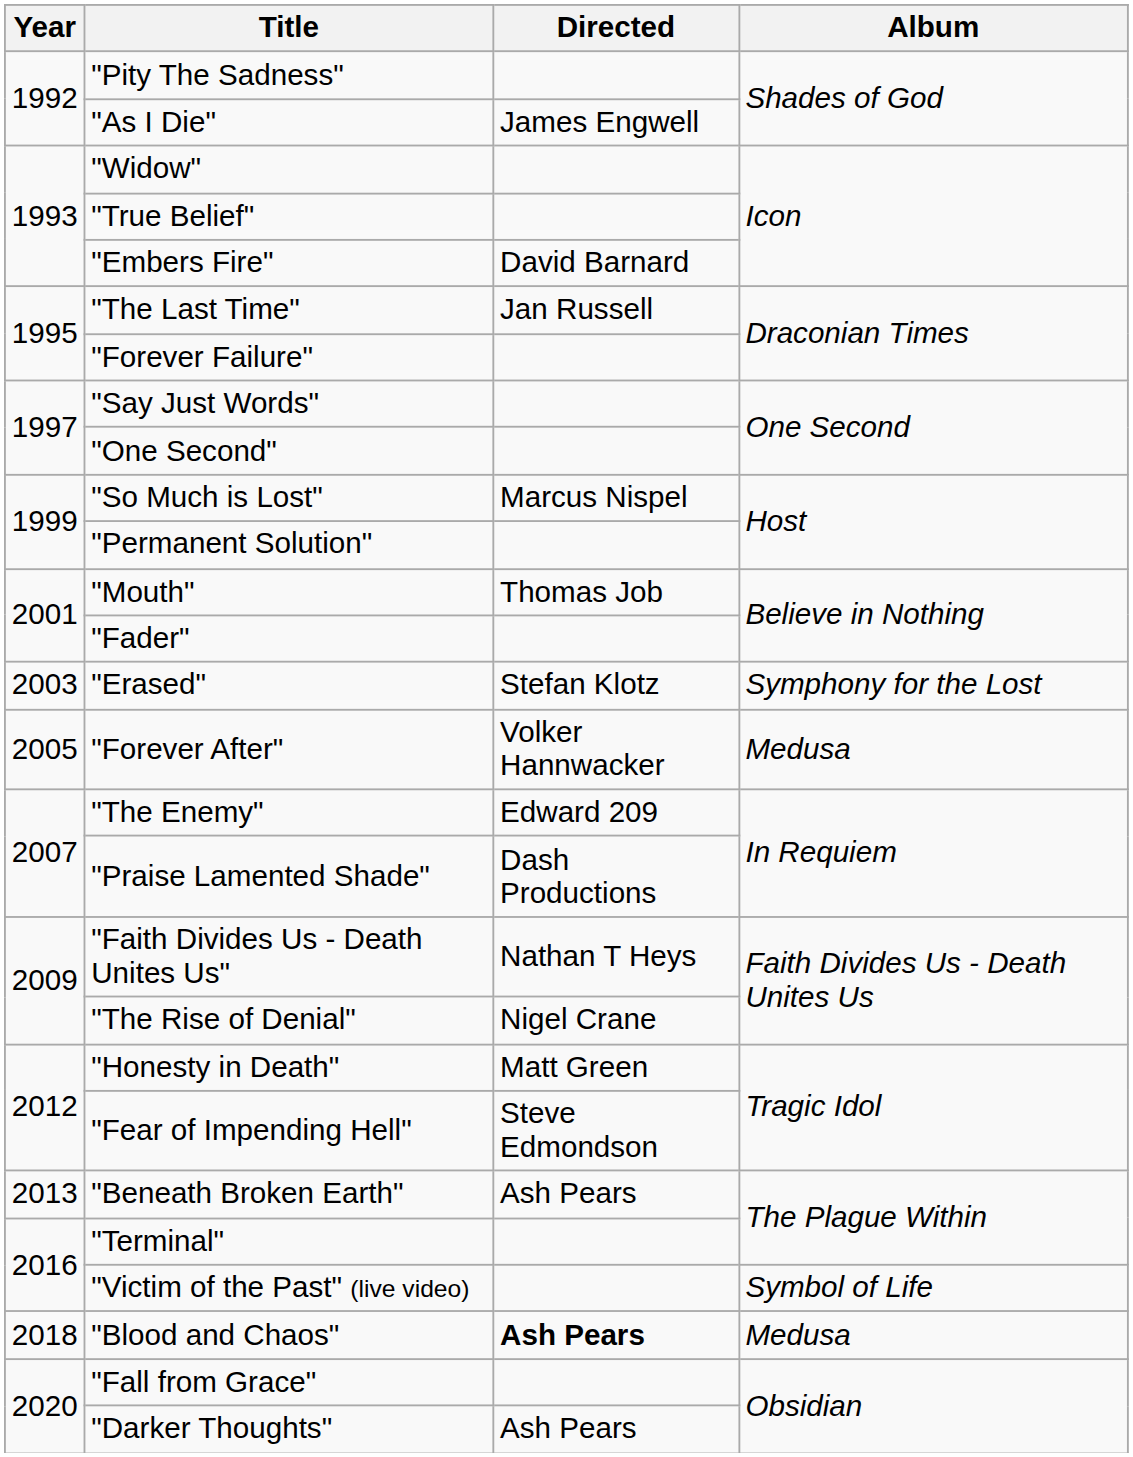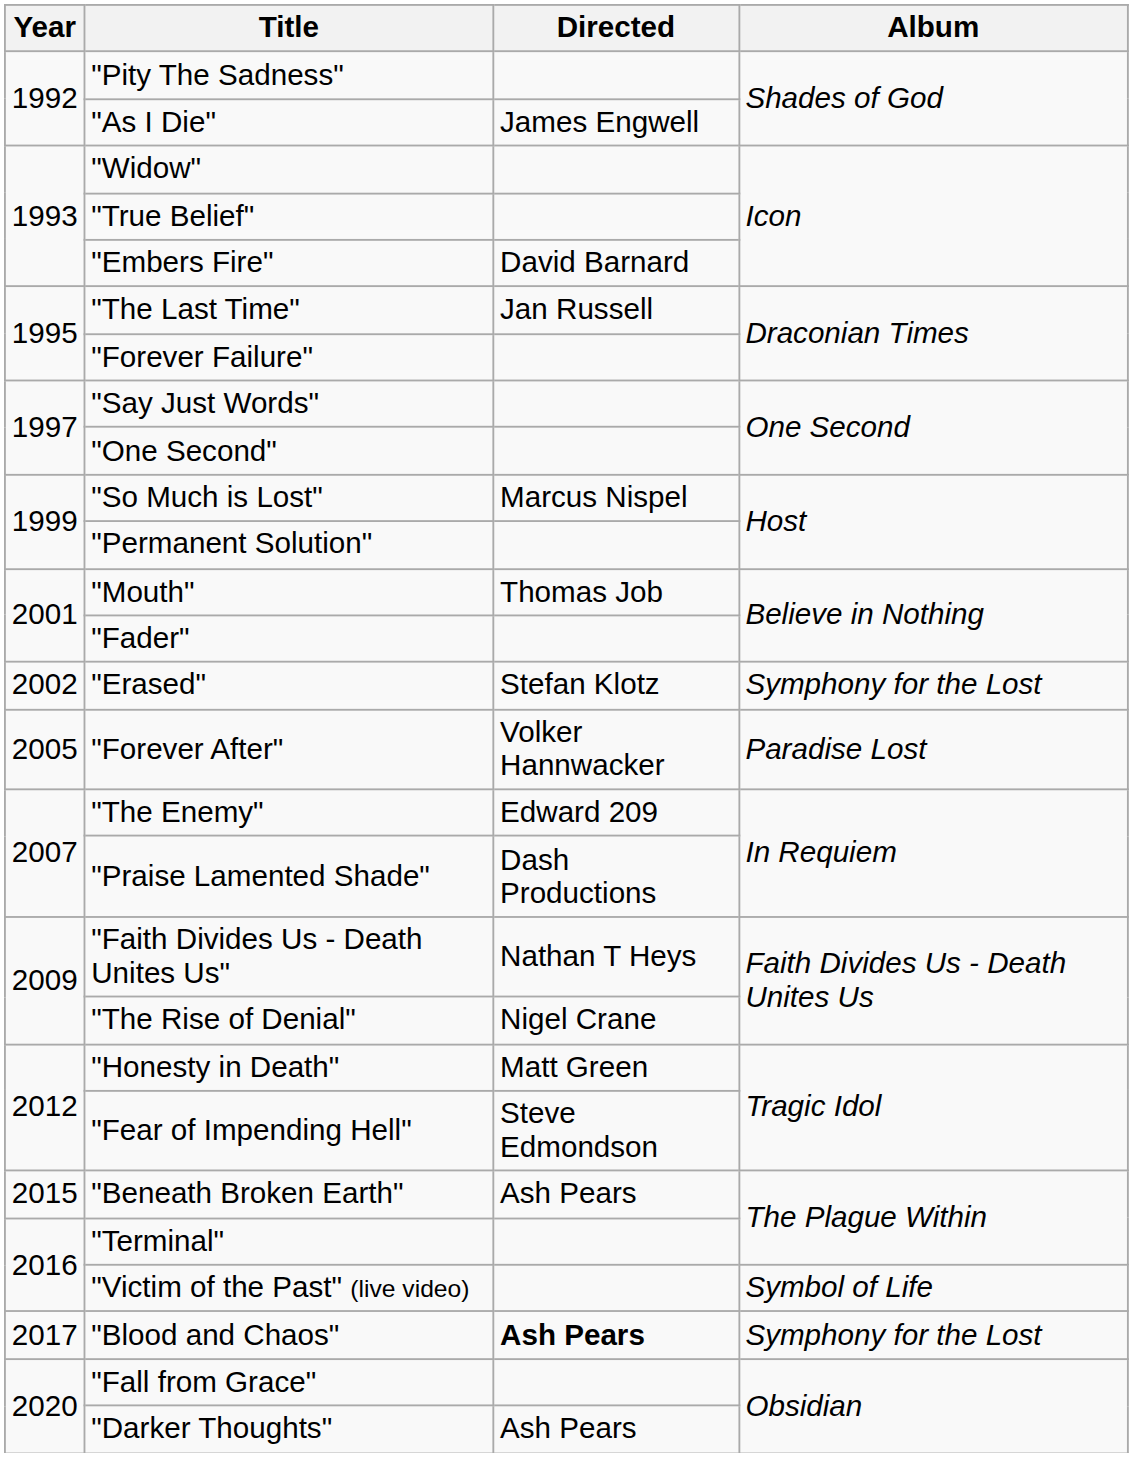(45, 685) 2003 -> (45, 685) 2002
(798, 748) Medusa -> (836, 748) Paradise Lost
(45, 1193) 2013 -> (45, 1193) 2015
(45, 1334) 2018 -> (45, 1334) 2017
(798, 1334) Medusa -> (894, 1334) Symphony for the Lost
